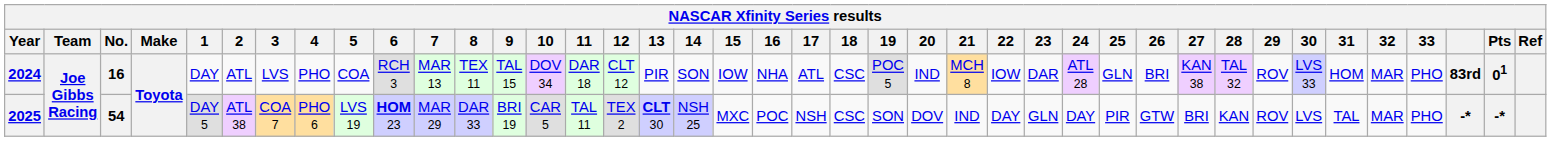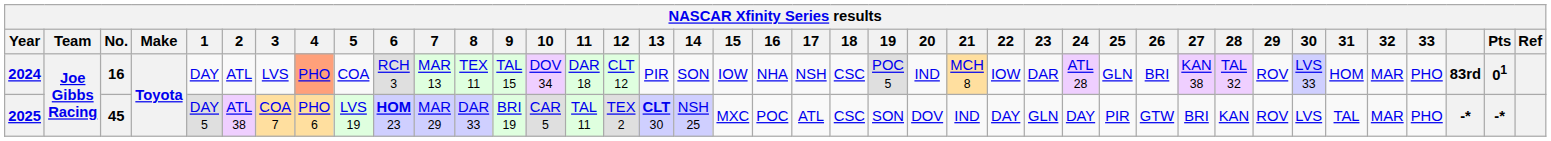(314, 74) no background -> (314, 74) lightsalmon background
(811, 74) ATL -> (811, 74) NSH
(116, 116) 54 -> (116, 116) 45
(811, 116) NSH -> (811, 116) ATL
